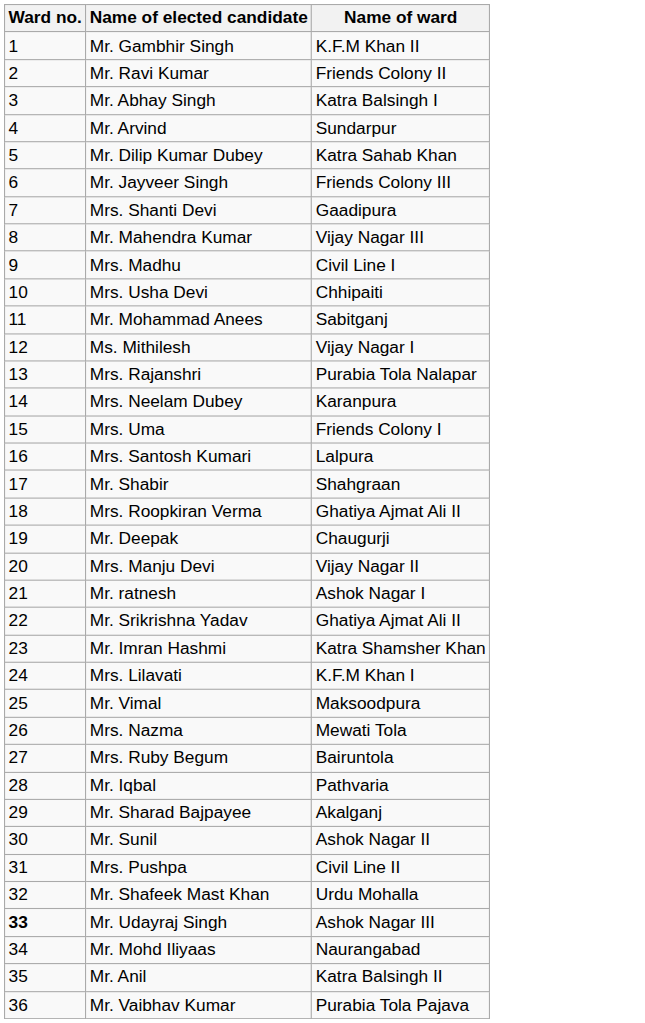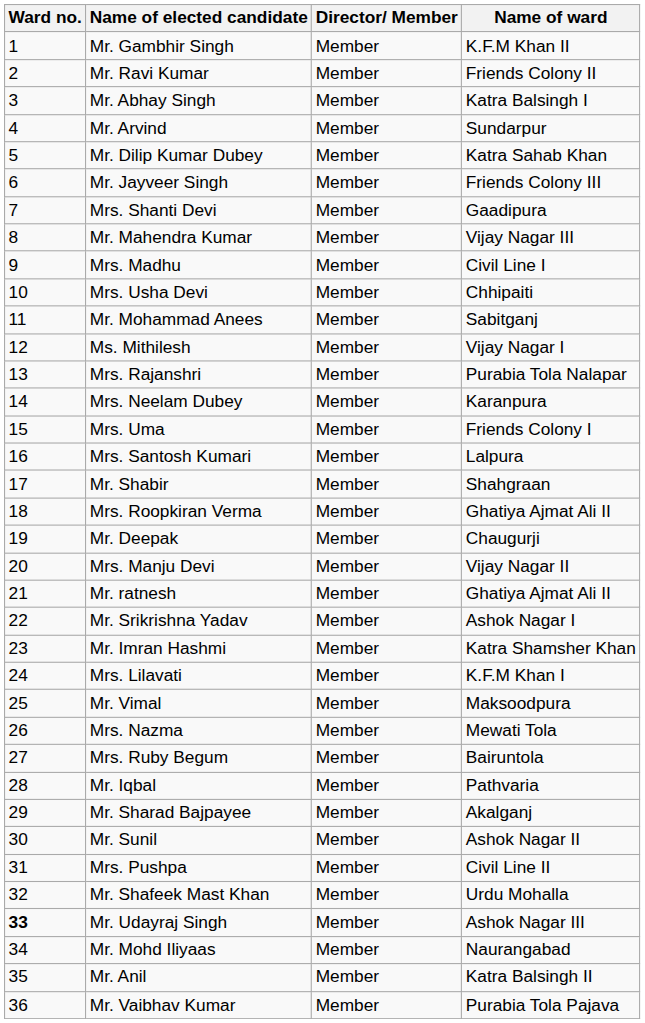+ column: (387, 18)
(370, 593) Ashok Nagar I -> (538, 593) Ghatiya Ajmat Ali II
(388, 621) Ghatiya Ajmat Ali II -> (521, 621) Ashok Nagar I
